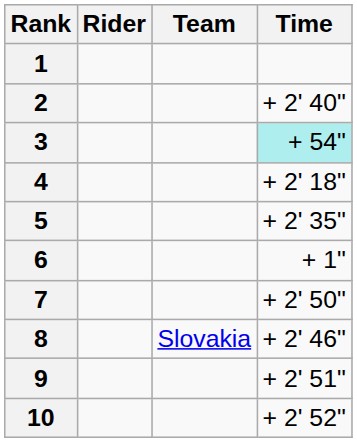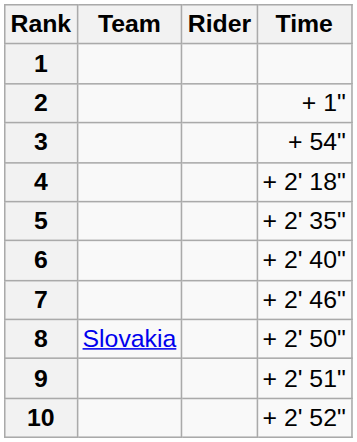columns swapped: (114, 24) <-> (204, 24)
(304, 102) + 2' 40" -> (324, 102) + 1"
(317, 142) paleturquoise background -> (317, 142) no background
(324, 260) + 1" -> (304, 260) + 2' 40"
(304, 299) + 2' 50" -> (304, 299) + 2' 46"
(304, 338) + 2' 46" -> (304, 338) + 2' 50"
